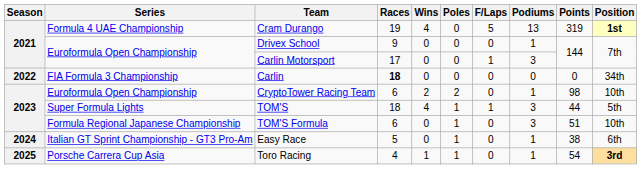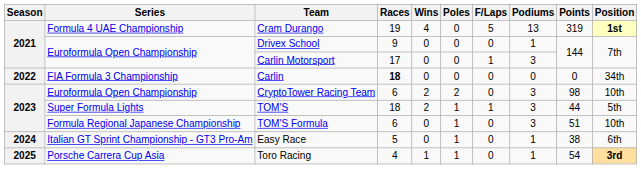(533, 92) 1 -> (533, 92) 3
(426, 108) 4 -> (426, 108) 2
